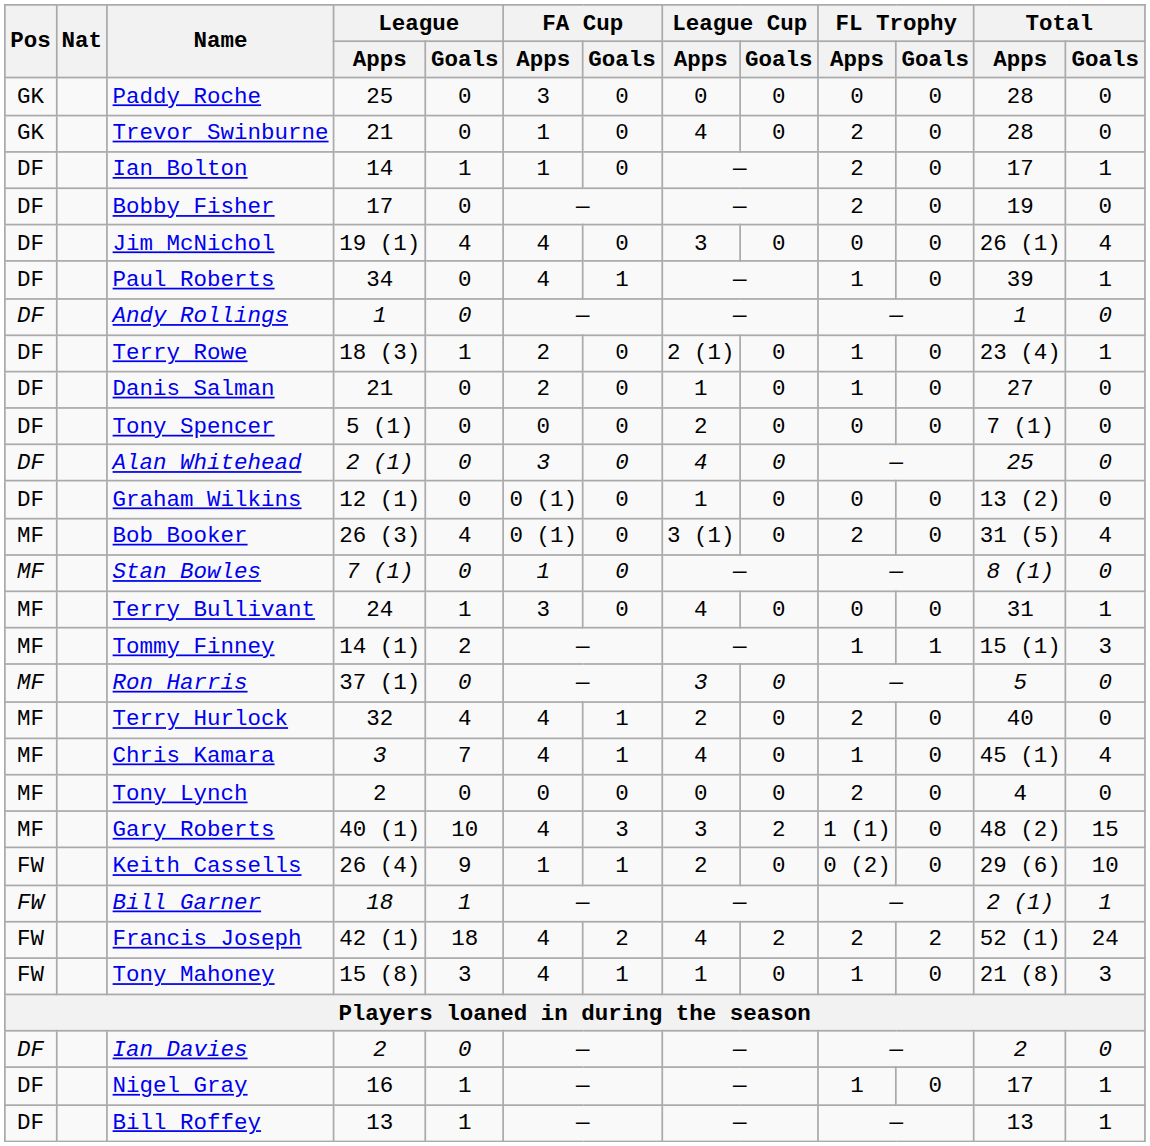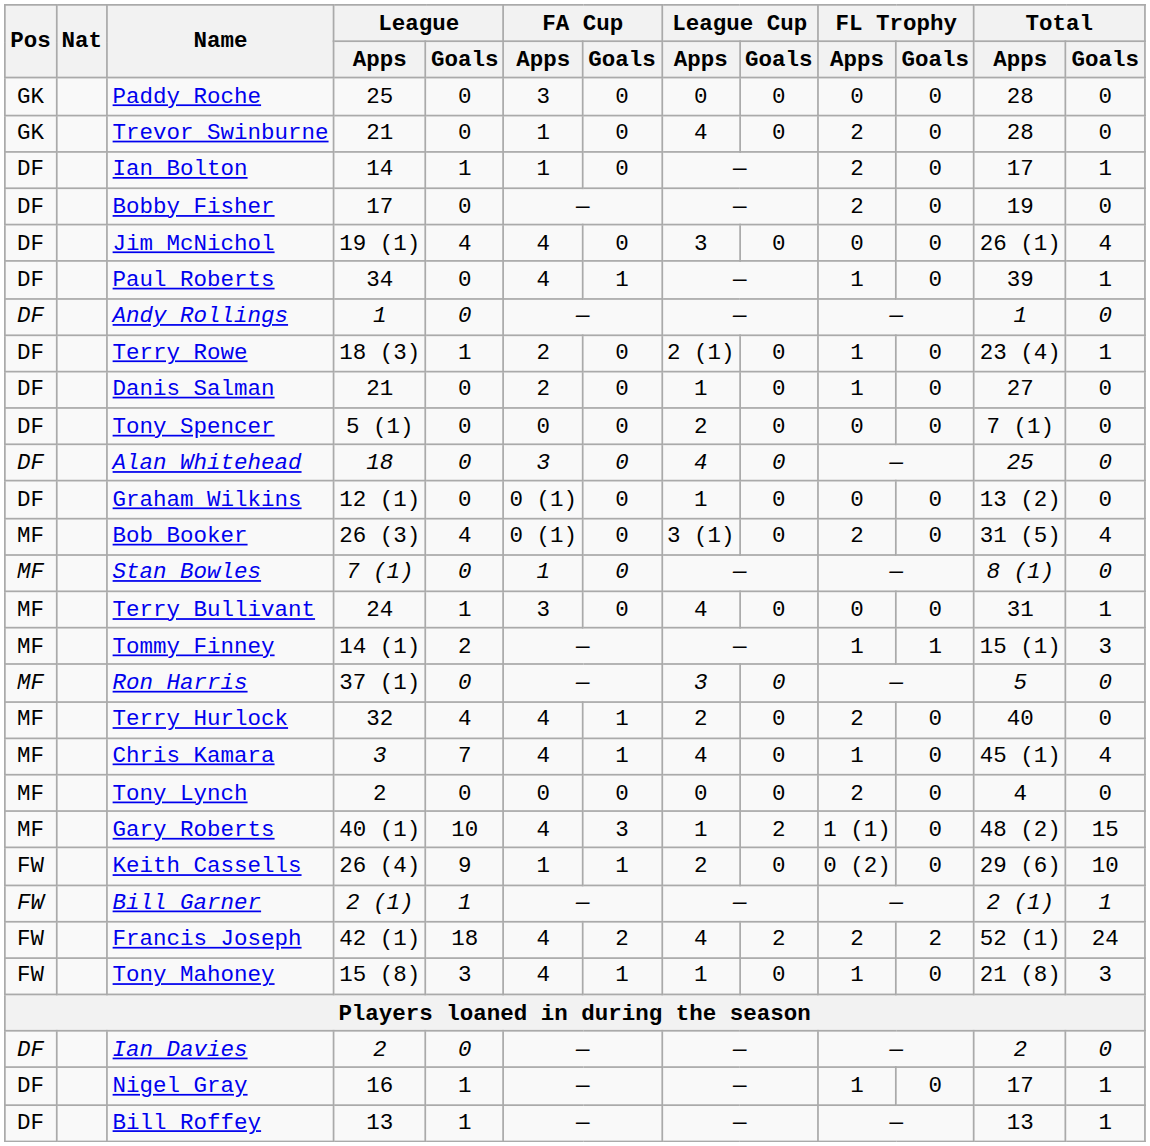(380, 463) 2 (1) -> (380, 463) 18
(701, 830) 3 -> (701, 830) 1
(380, 903) 18 -> (380, 903) 2 (1)
